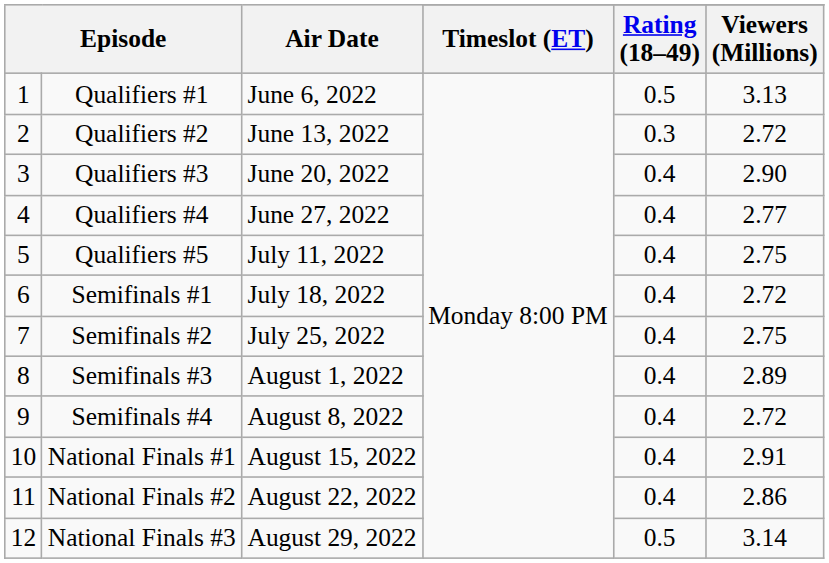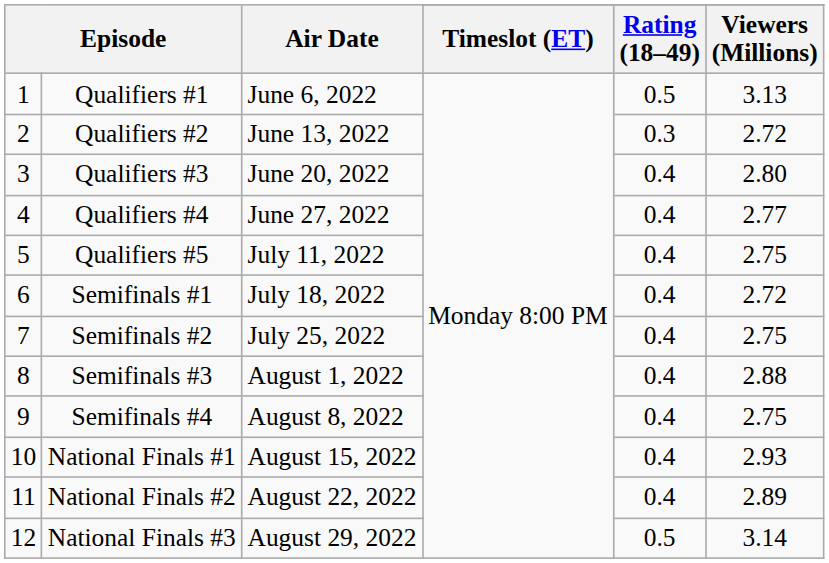(765, 174) 2.90 -> (765, 174) 2.80
(765, 376) 2.89 -> (765, 376) 2.88
(765, 416) 2.72 -> (765, 416) 2.75
(765, 456) 2.91 -> (765, 456) 2.93
(765, 497) 2.86 -> (765, 497) 2.89
